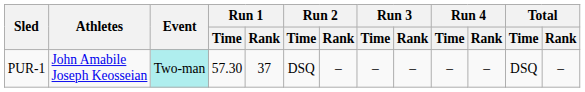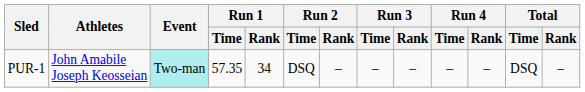(227, 68) 57.30 -> (227, 68) 57.35
(264, 68) 37 -> (264, 68) 34
